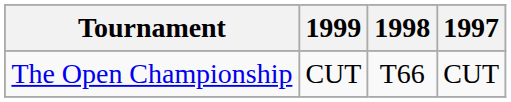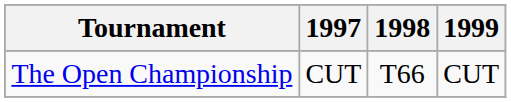columns swapped: (471, 27) <-> (333, 27)
